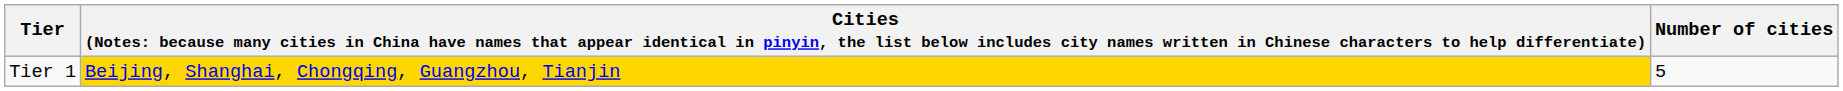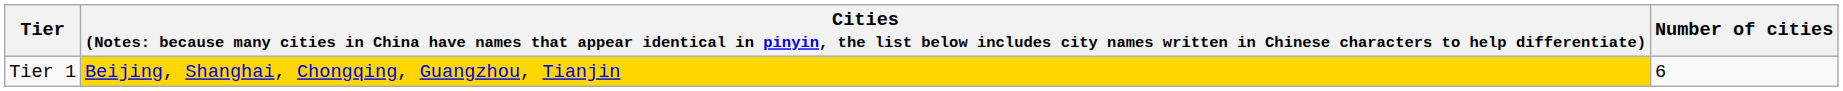(1660, 72) 5 -> (1660, 72) 6
